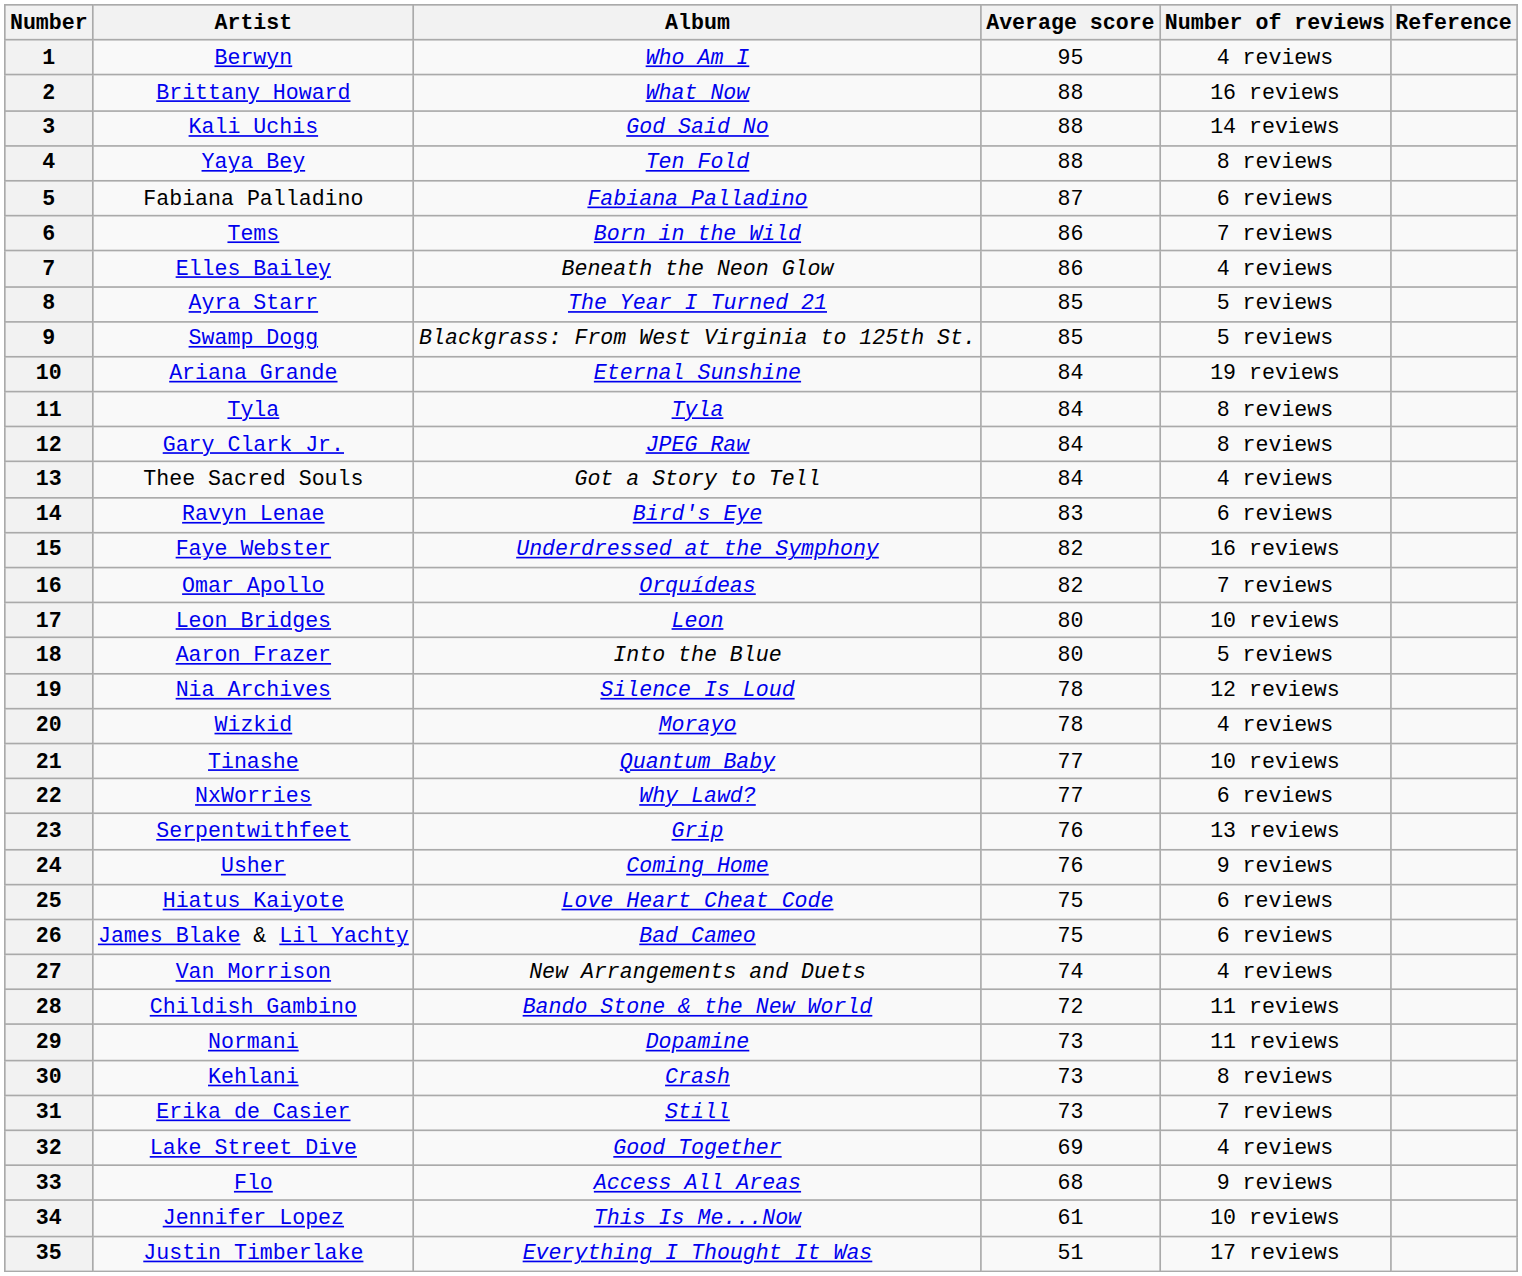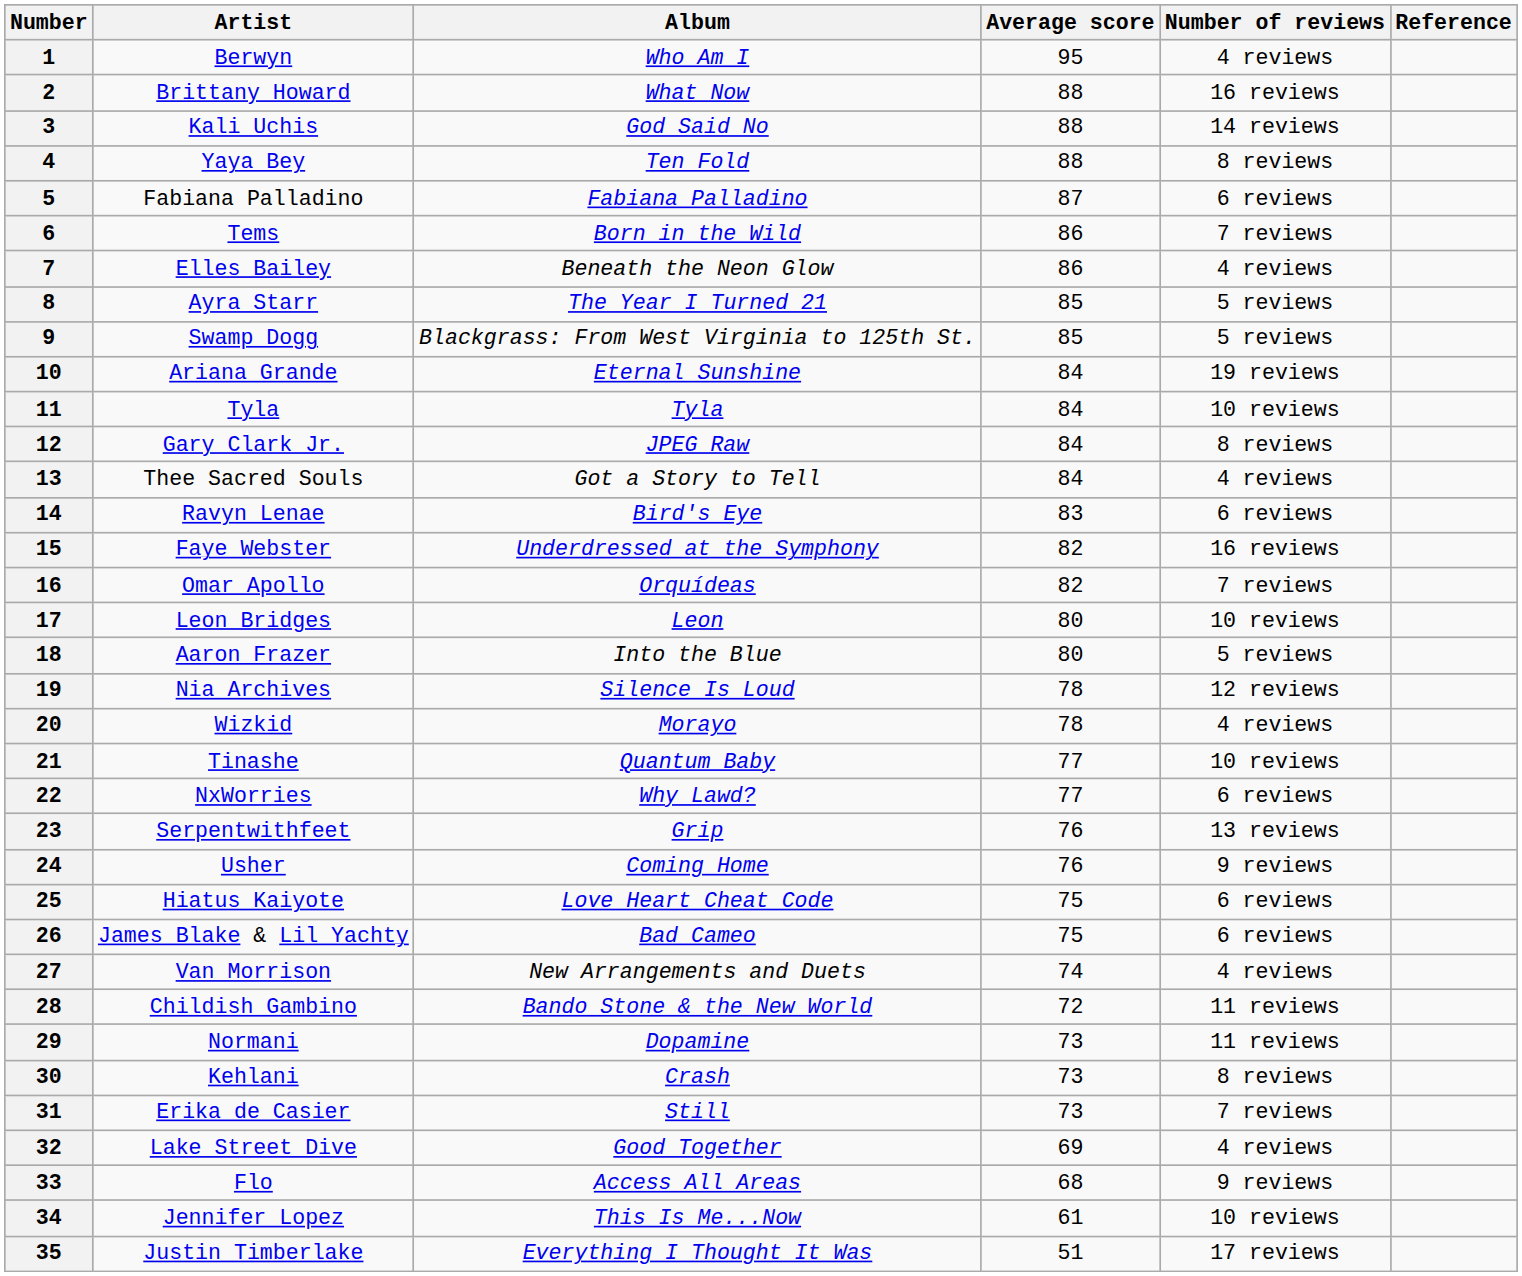(1275, 409) 8 reviews -> (1275, 409) 10 reviews
